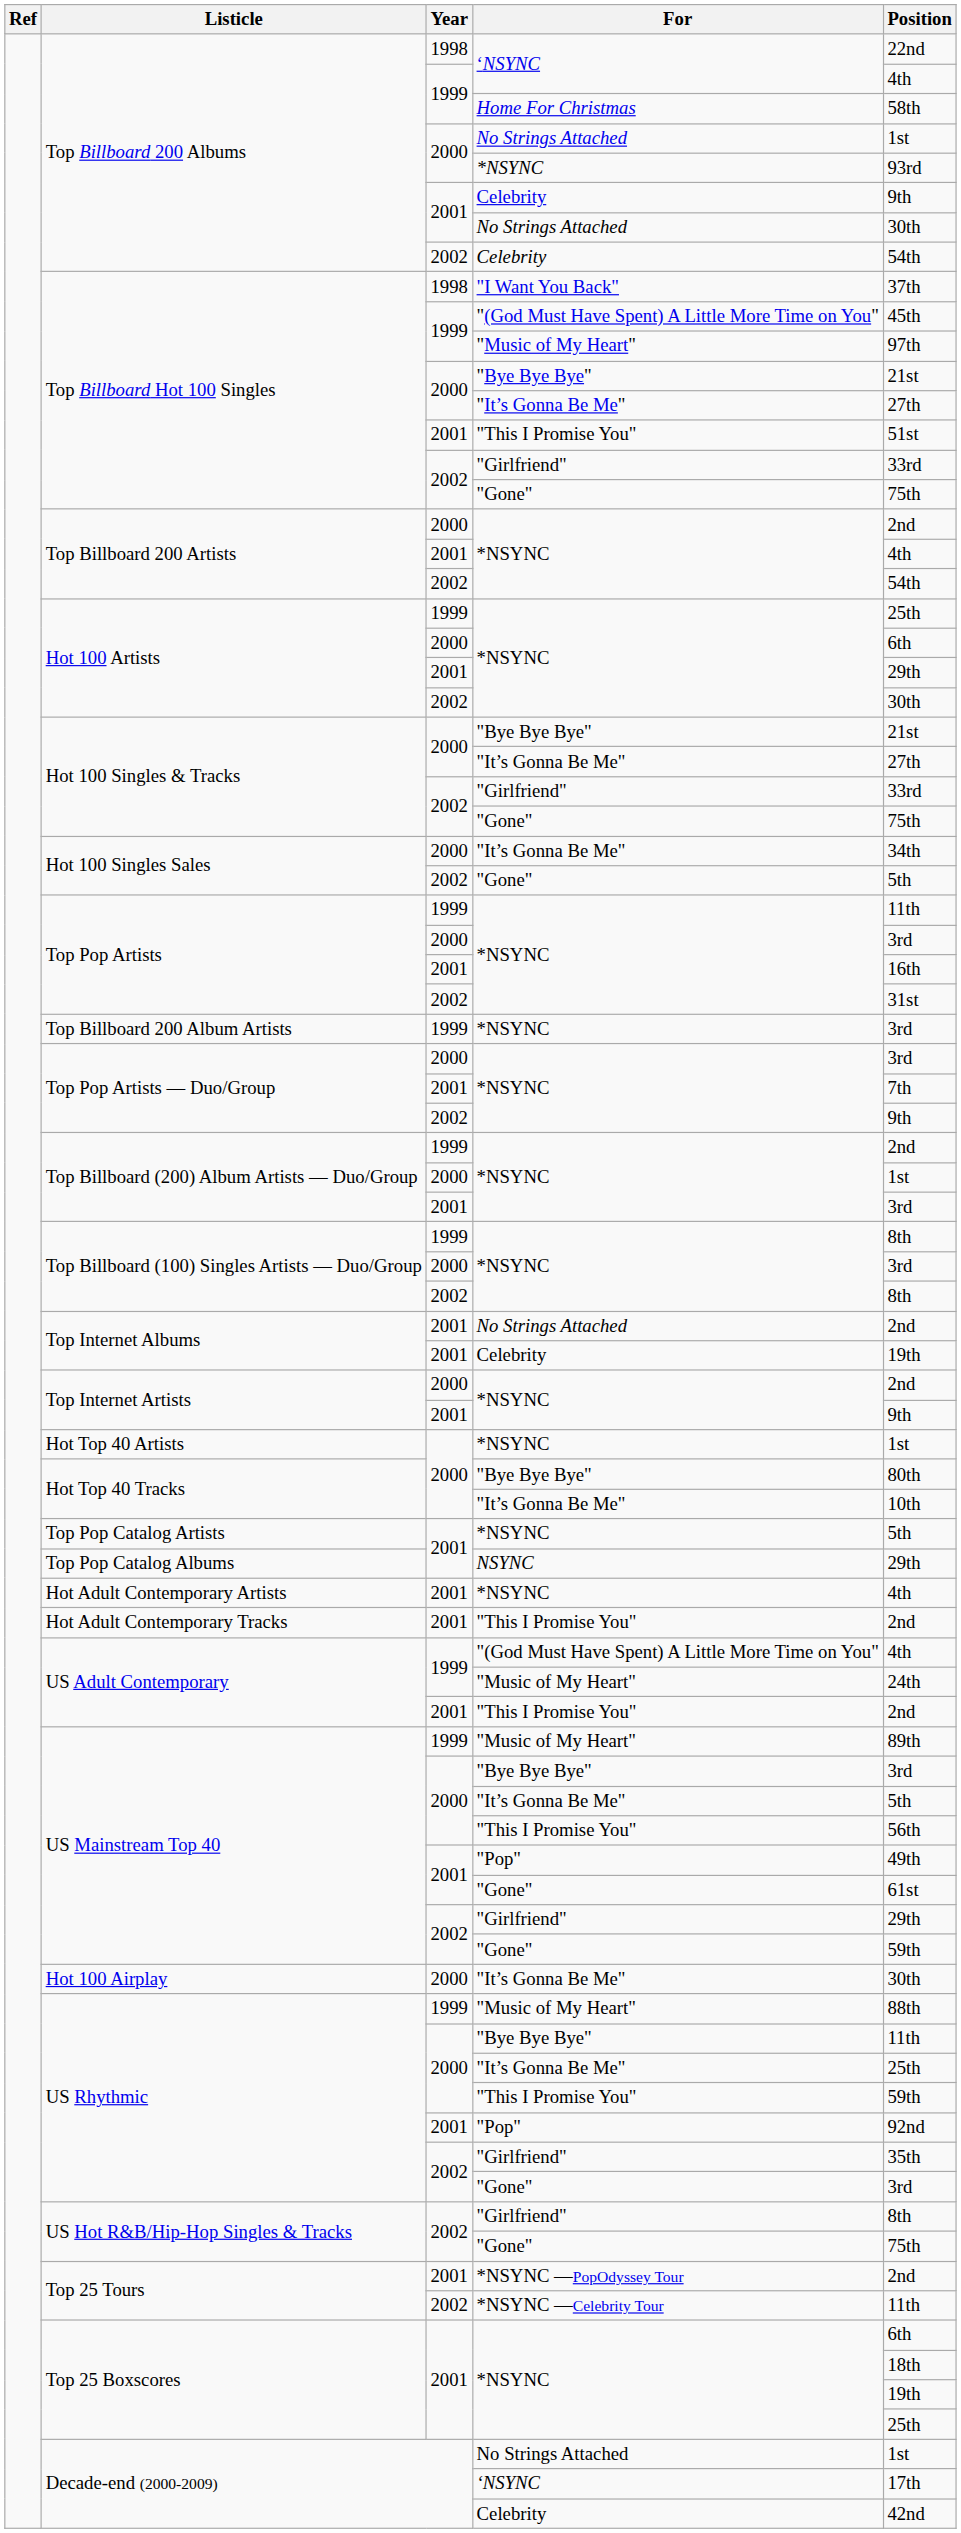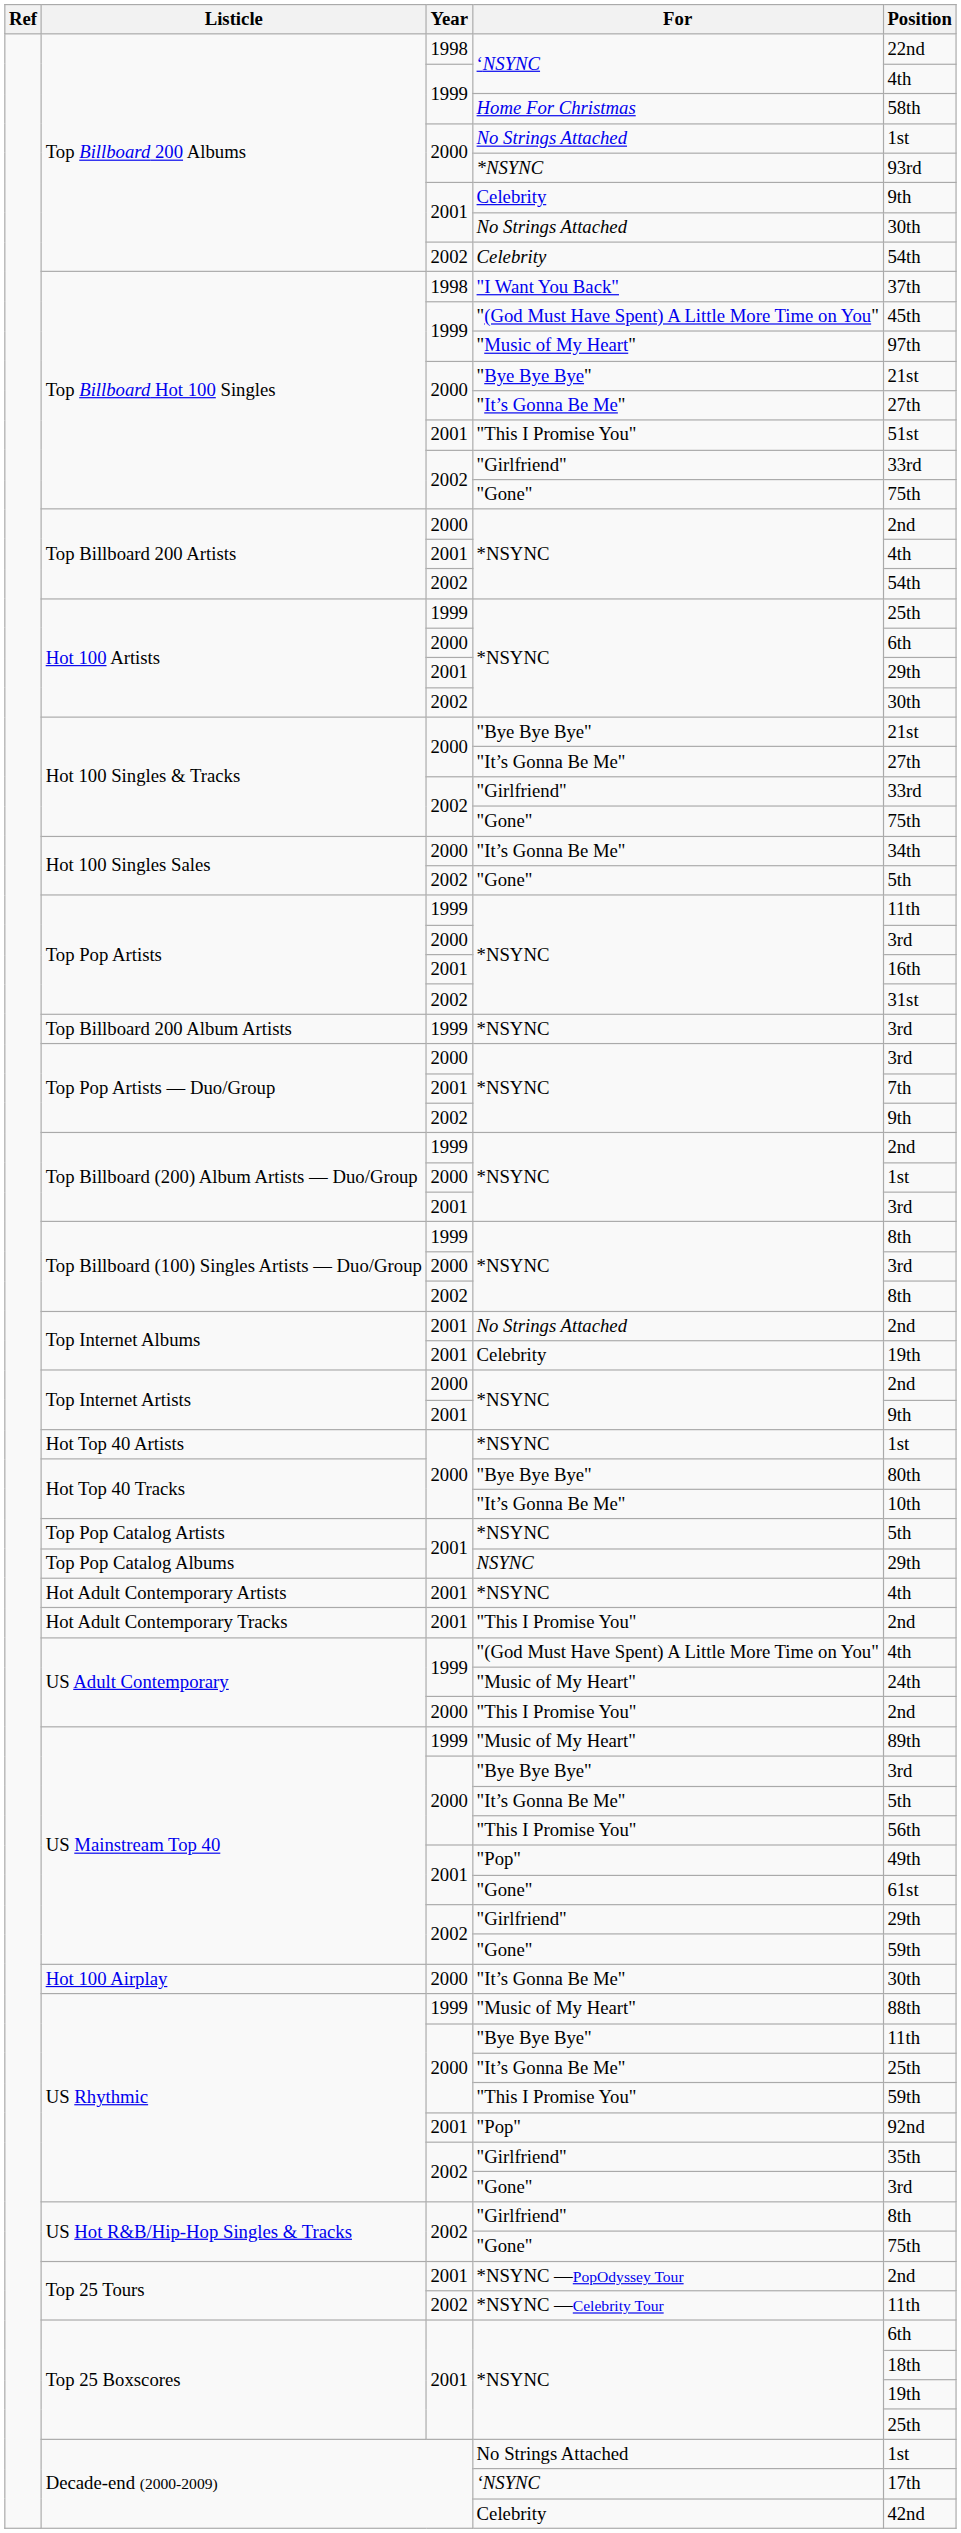(449, 1711) 2001 -> (449, 1711) 2000
